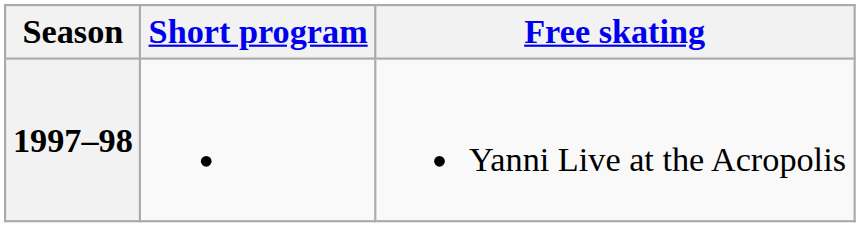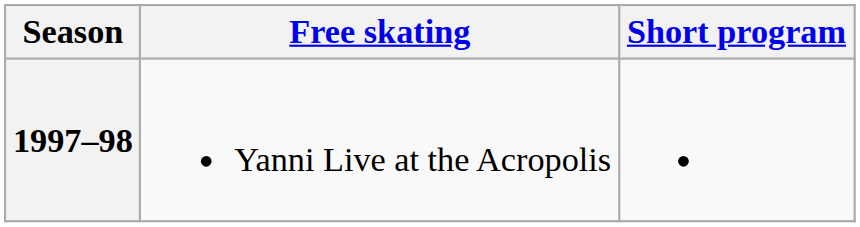columns swapped: (258, 31) <-> (615, 31)
